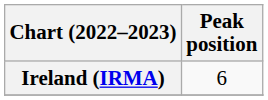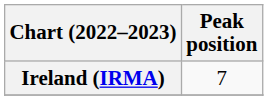(222, 77) 6 -> (222, 77) 7
